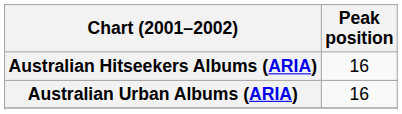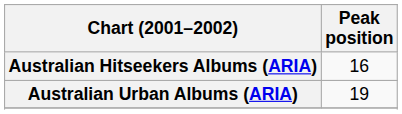(359, 94) 16 -> (359, 94) 19
